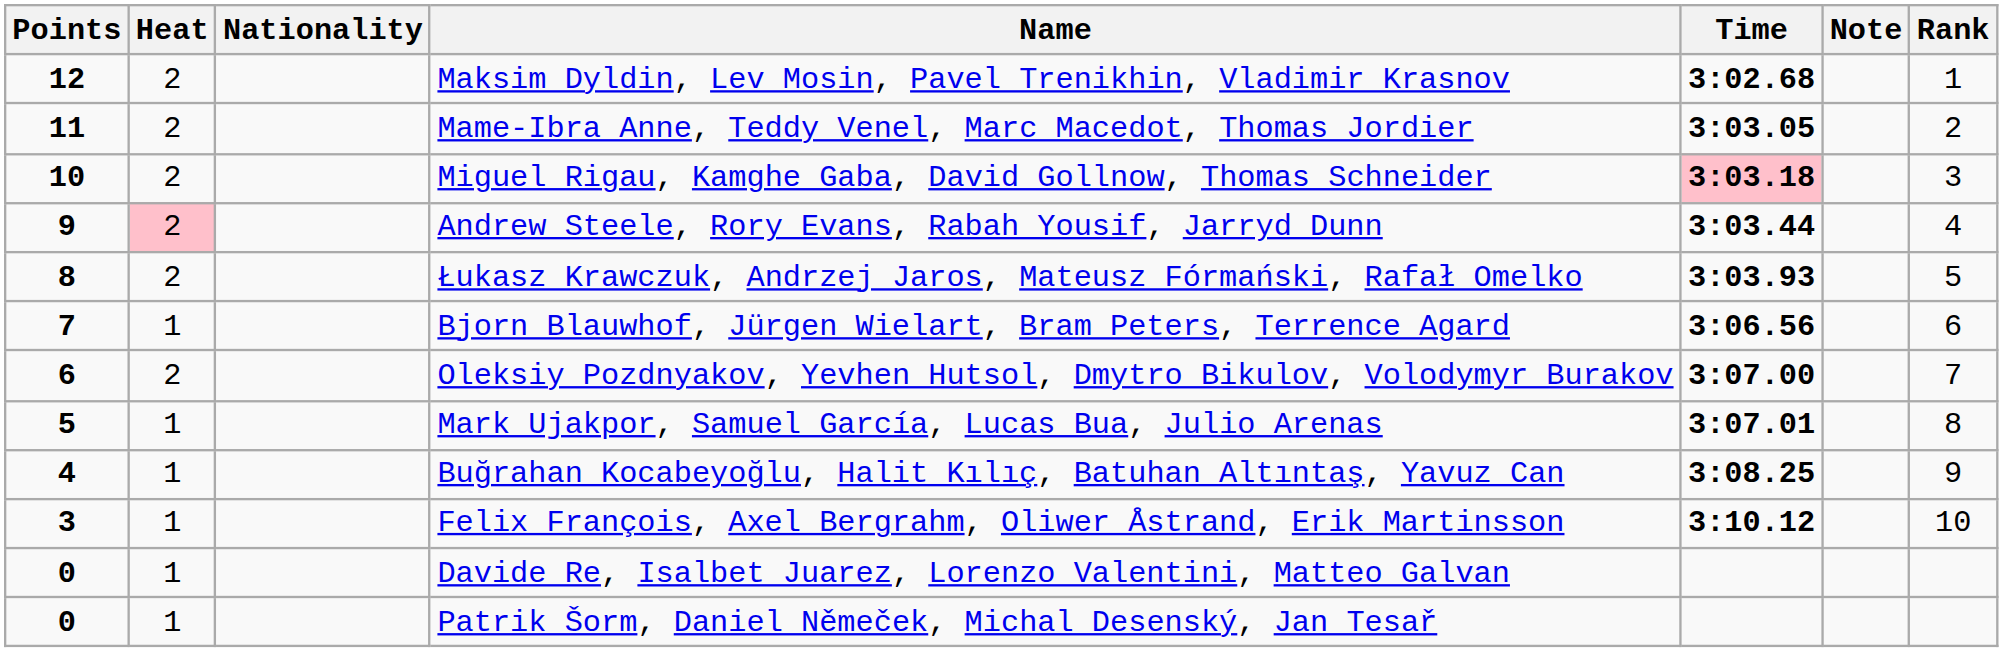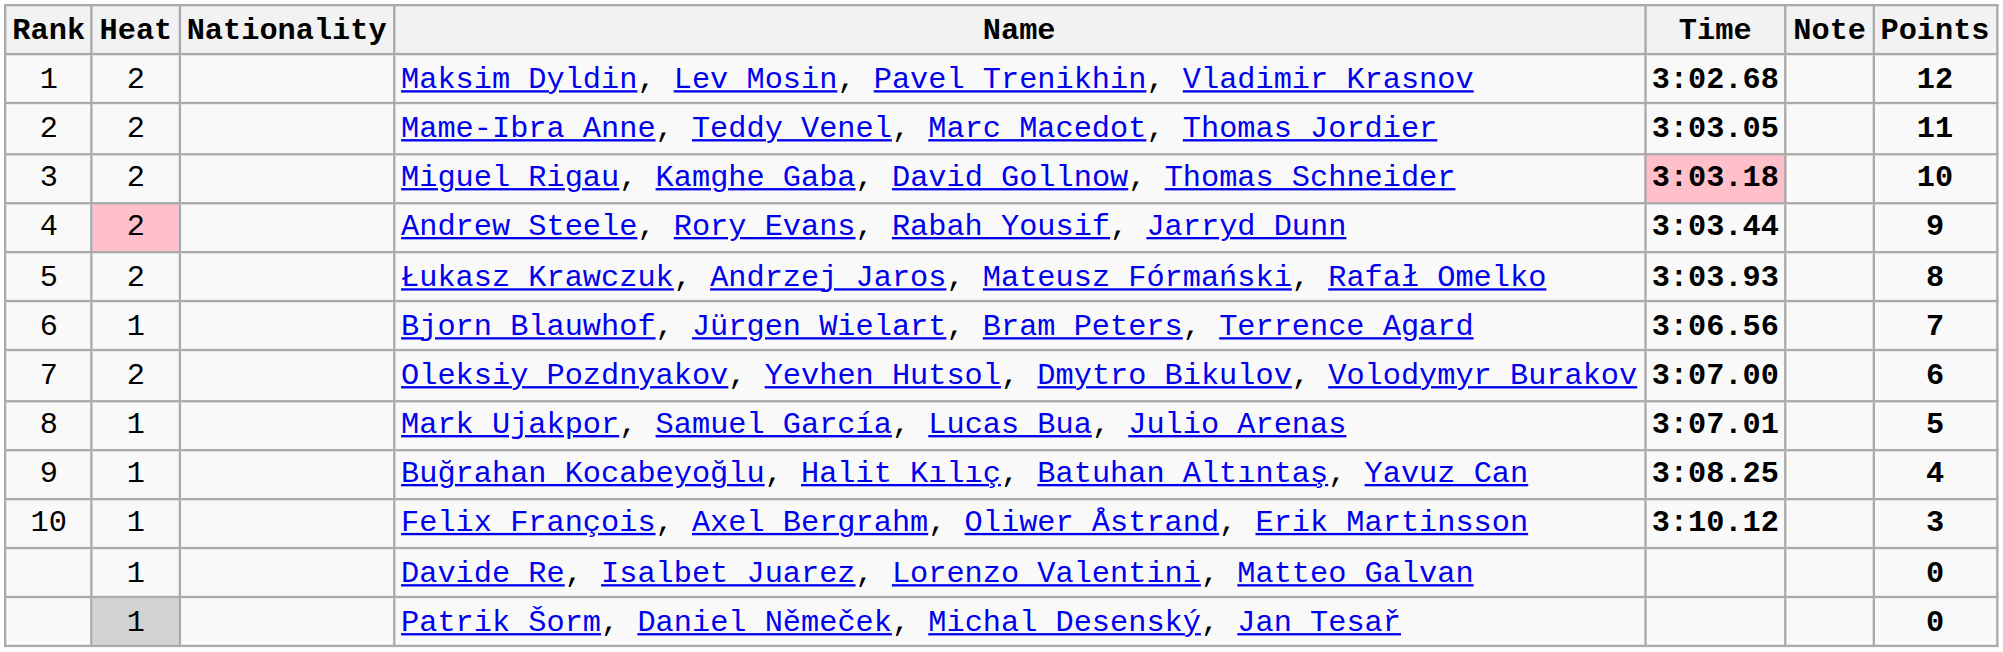columns swapped: (1953, 30) <-> (67, 30)
(172, 622) no background -> (136, 622) lightgrey background
